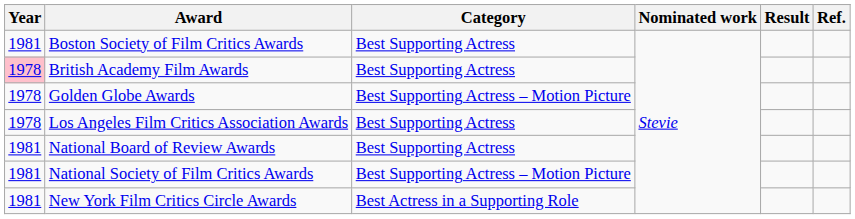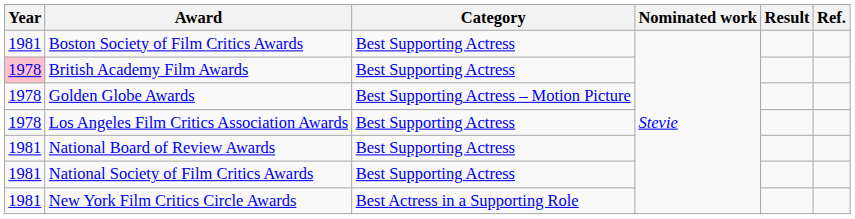(493, 174) Best Supporting Actress – Motion Picture -> (435, 174) Best Supporting Actress
